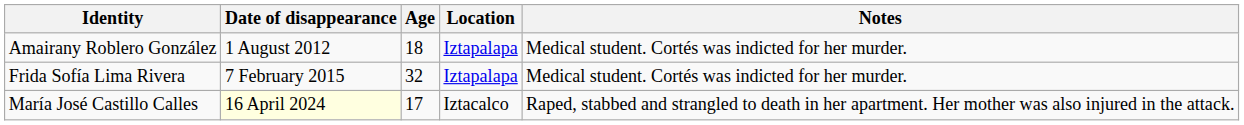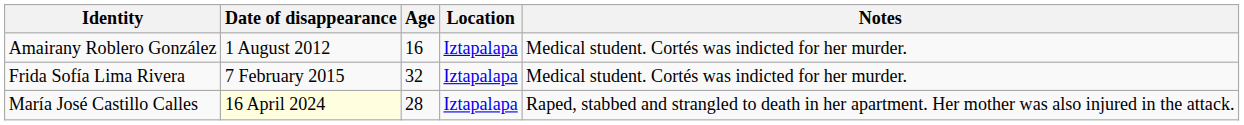(414, 47) 18 -> (414, 47) 16
(414, 104) 17 -> (414, 104) 28
(476, 104) Iztacalco -> (481, 104) Iztapalapa
